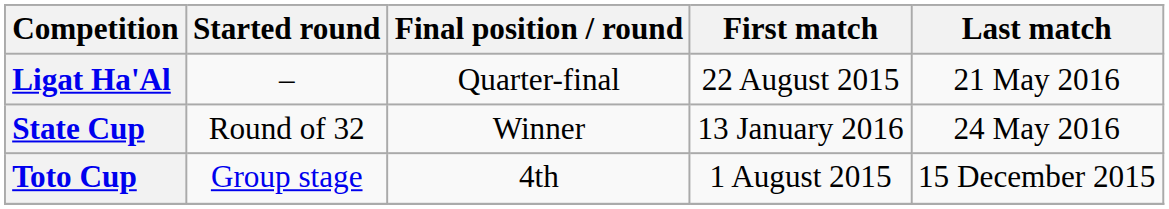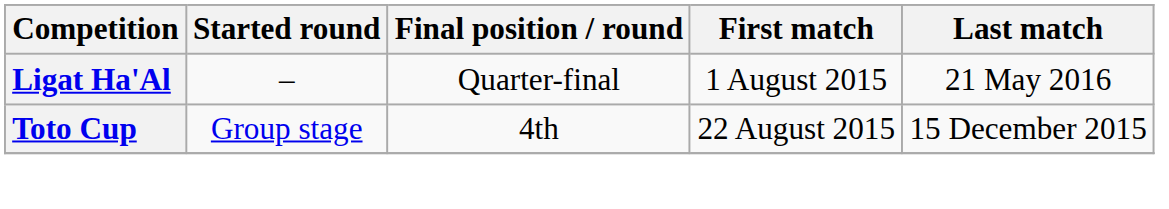(800, 78) 22 August 2015 -> (796, 78) 1 August 2015
- row: (78, 128)
(800, 177) 1 August 2015 -> (796, 128) 22 August 2015
